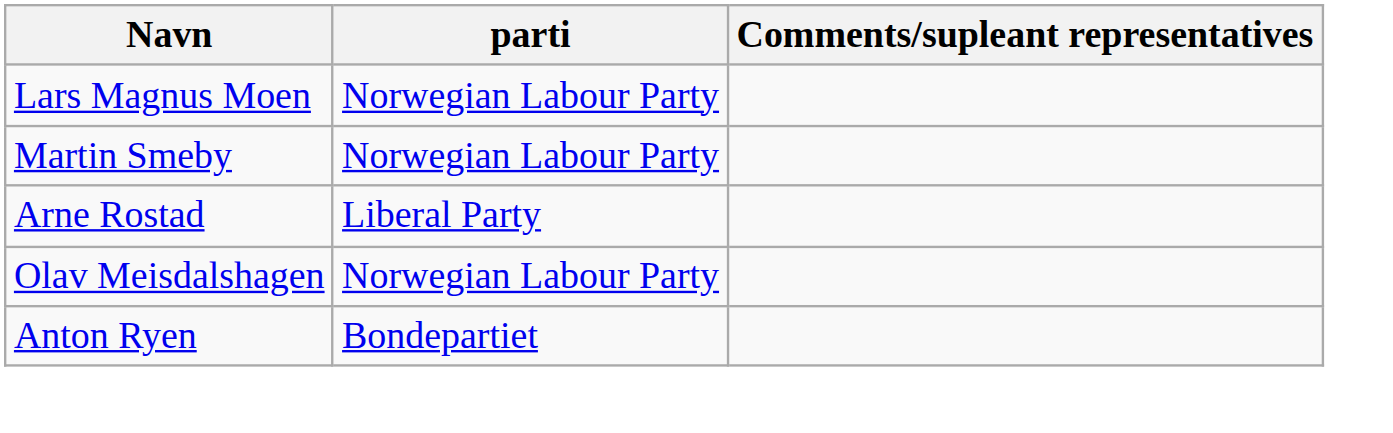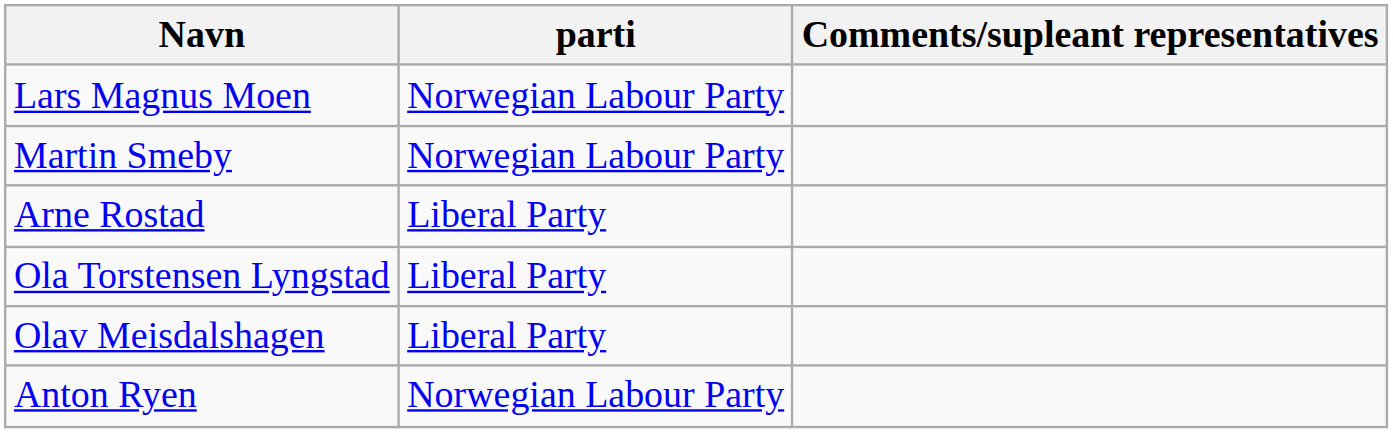+ row: (202, 275)
(531, 275) Norwegian Labour Party -> (507, 335) Liberal Party
(440, 335) Bondepartiet -> (596, 395) Norwegian Labour Party
